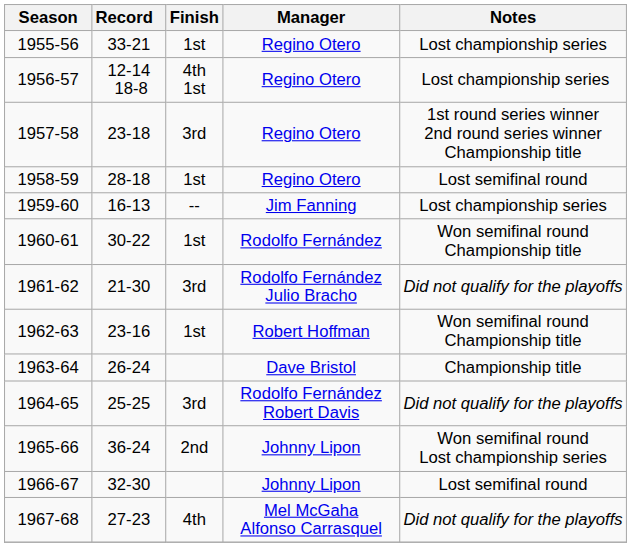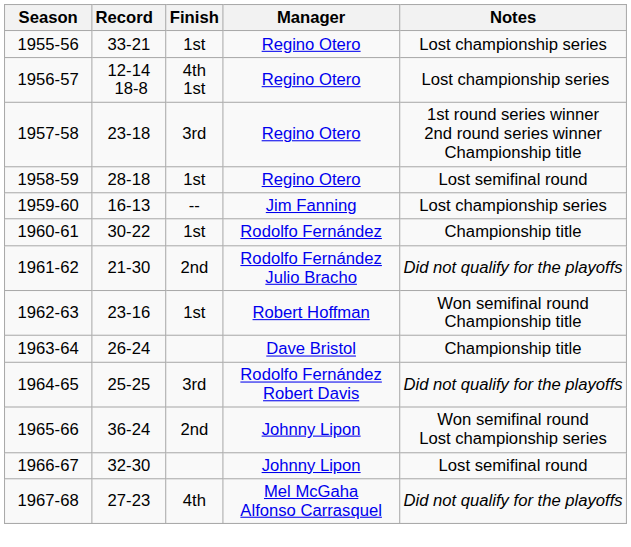(513, 241) Won semifinal round Championship title -> (513, 232) Championship title
(194, 286) 3rd -> (194, 267) 2nd
